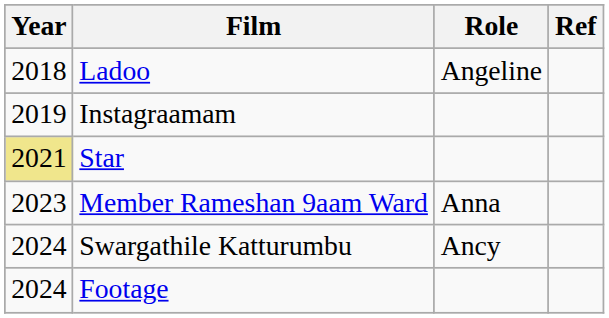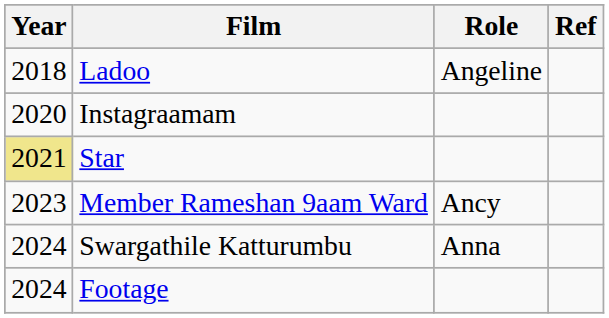(39, 114) 2019 -> (39, 114) 2020
(471, 202) Anna -> (471, 202) Ancy
(471, 245) Ancy -> (471, 245) Anna
